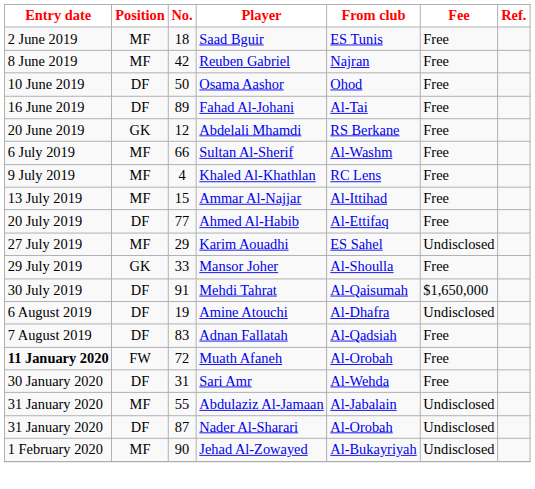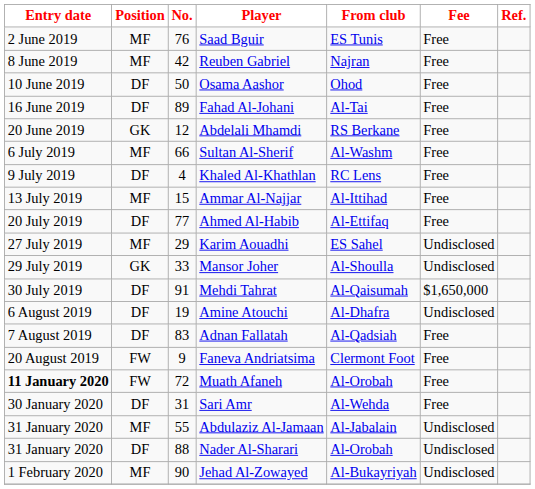(182, 38) 18 -> (182, 38) 76
(140, 175) MF -> (140, 175) DF
(436, 267) Free -> (459, 267) Undisclosed
+ row: (257, 358)
(182, 426) 87 -> (182, 449) 88
